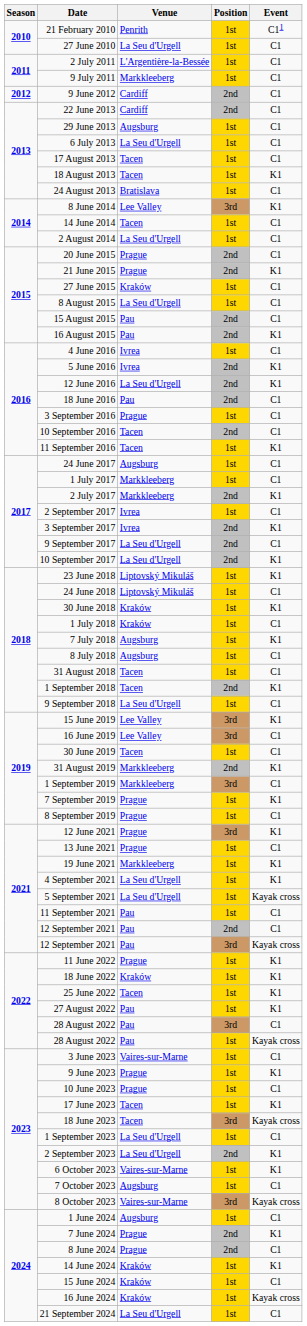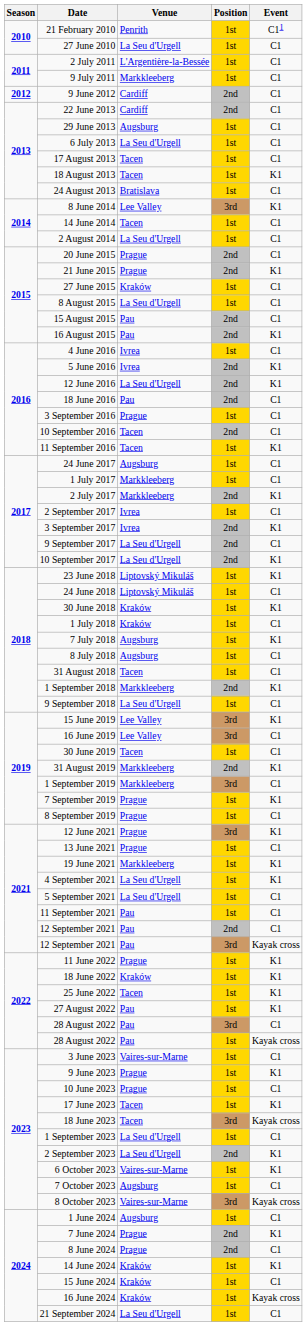(131, 688) Tacen -> (147, 688) Markkleeberg
(276, 896) Kayak cross -> (276, 896) C1
